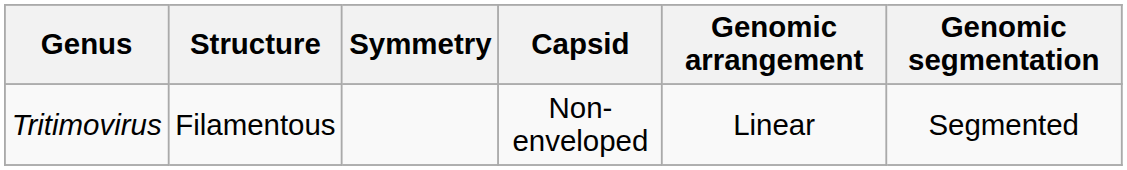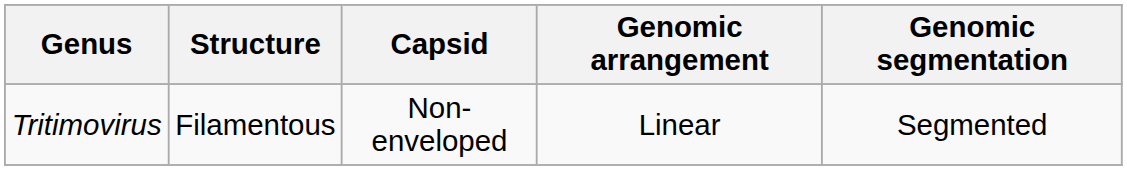- column: (420, 44)
